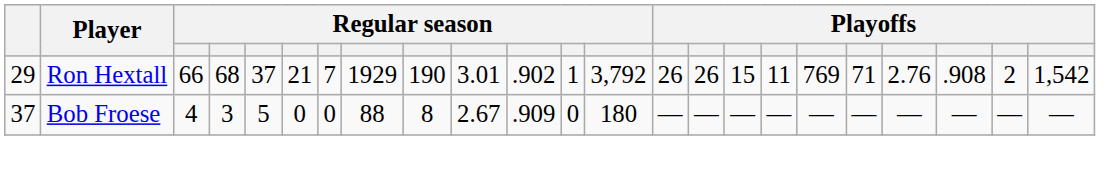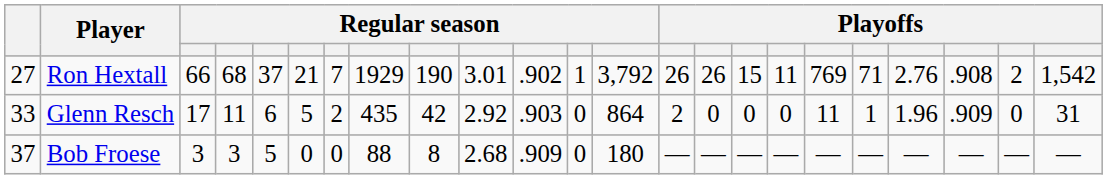(23, 74) 29 -> (23, 74) 27
+ row: (110, 114)
(191, 114) 4 -> (198, 153) 3
(479, 114) 2.67 -> (486, 153) 2.68
